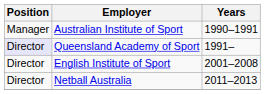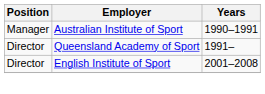(26, 47) lavender background -> (26, 47) no background
- row: (93, 81)
